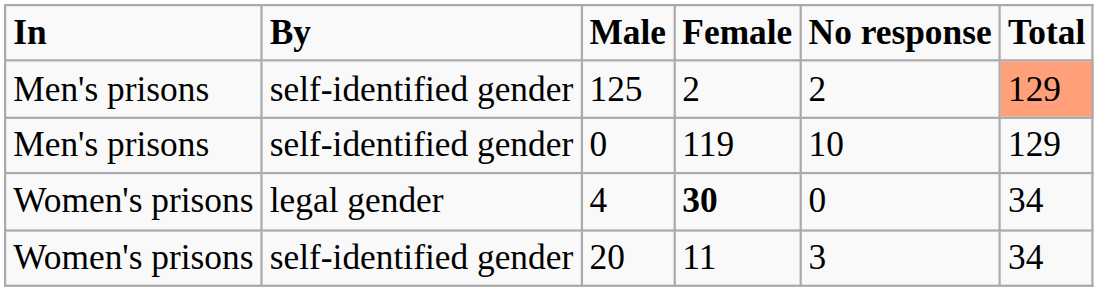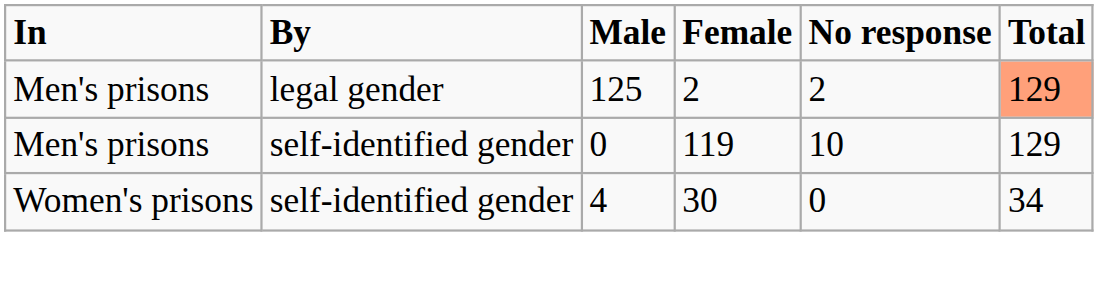(421, 88) self-identified gender -> (357, 88) legal gender
(357, 200) legal gender -> (421, 200) self-identified gender
(700, 200) bold -> (700, 200) normal
- row: (607, 256)
